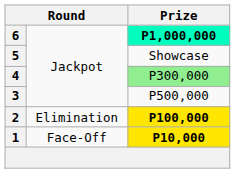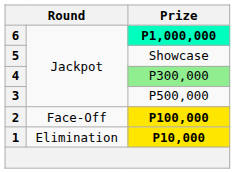(77, 117) Elimination -> (77, 117) Face-Off
(77, 137) Face-Off -> (77, 137) Elimination
